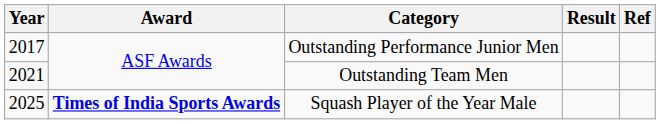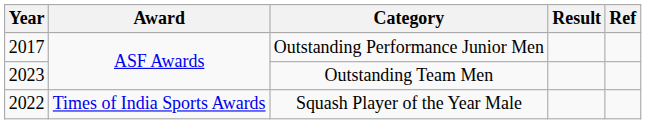(27, 75) 2021 -> (27, 75) 2023
(27, 103) 2025 -> (27, 103) 2022
(166, 103) bold -> (159, 103) normal
